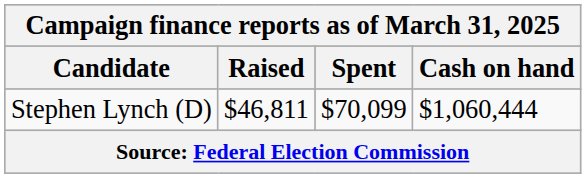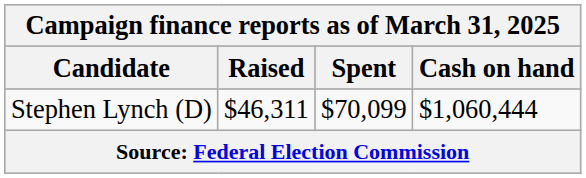(266, 109) $46,811 -> (266, 109) $46,311
